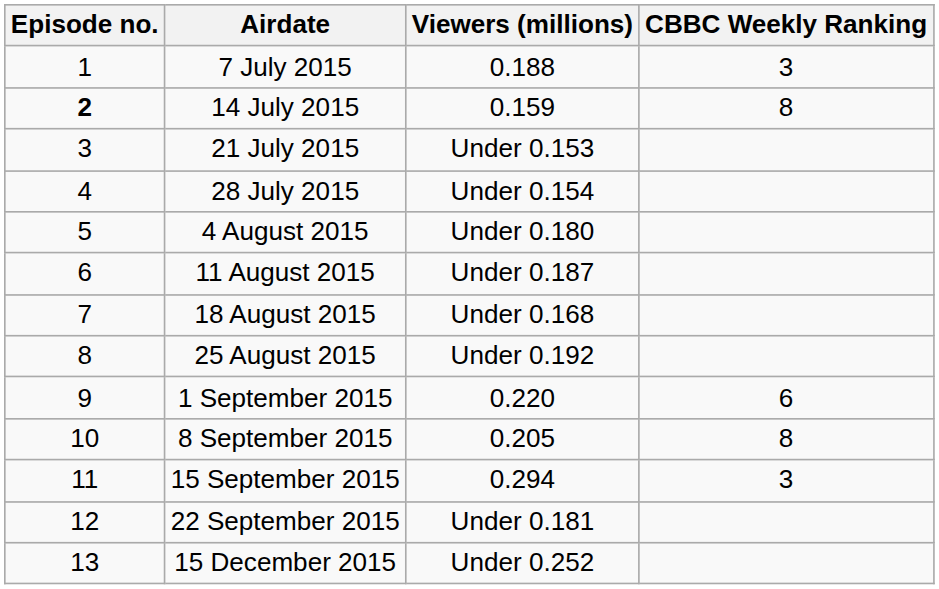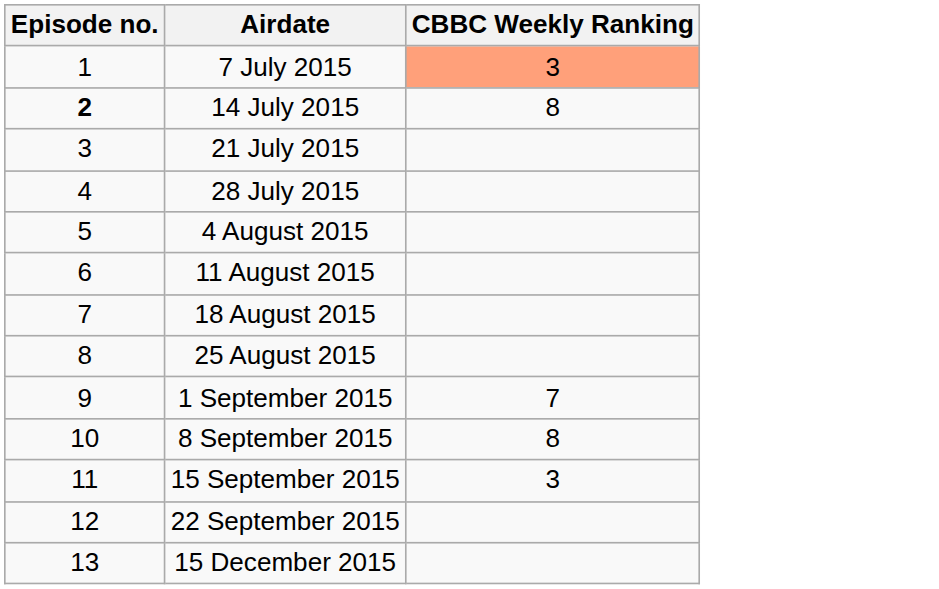- column: (522, 25)
(786, 66) no background -> (553, 66) lightsalmon background
(786, 397) 6 -> (553, 397) 7
